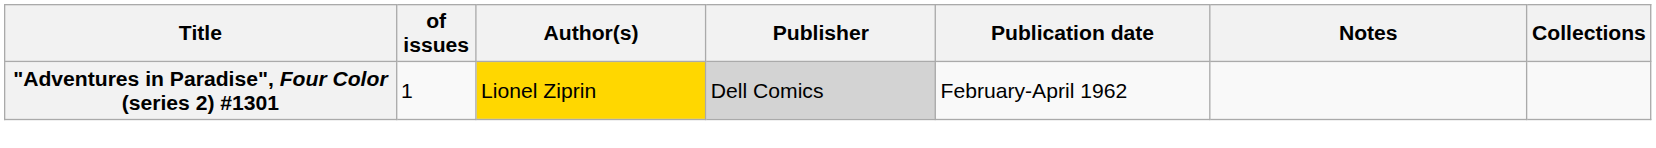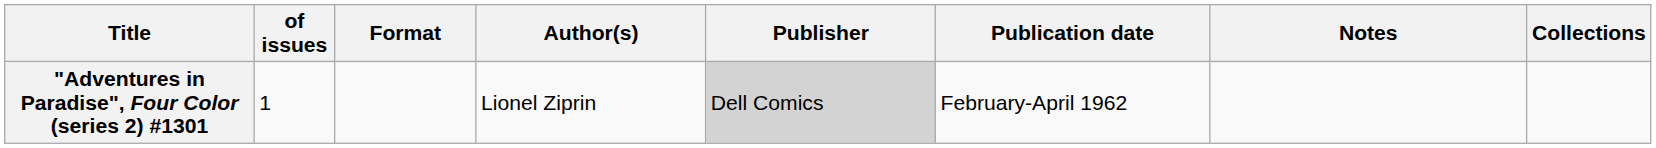+ column: (405, 33)
(539, 90) gold background -> (539, 102) no background
